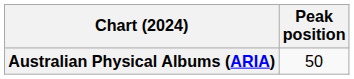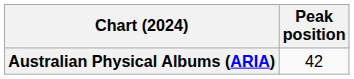(314, 61) 50 -> (314, 61) 42
